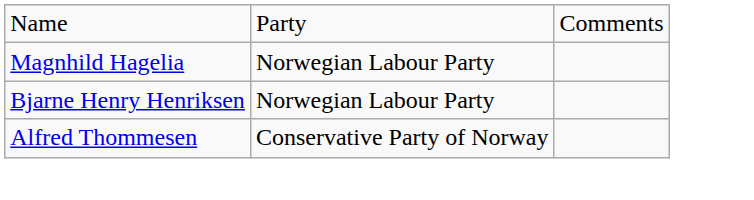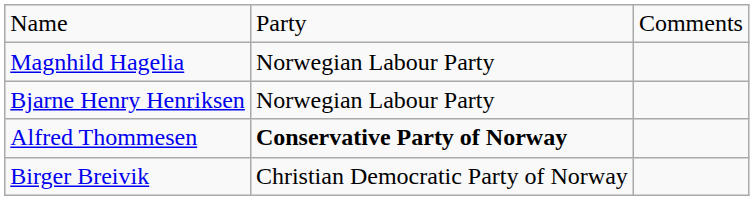(402, 137) normal -> (412, 137) bold
+ row: (80, 175)
